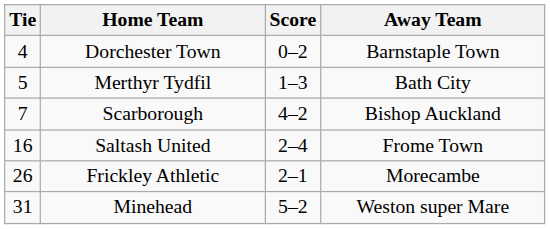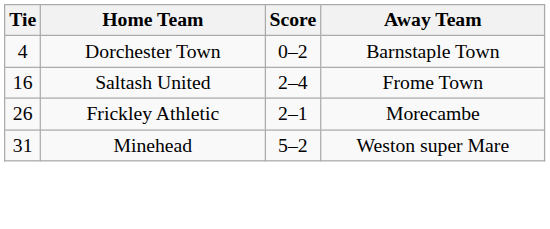- row: (153, 82)
- row: (153, 113)
